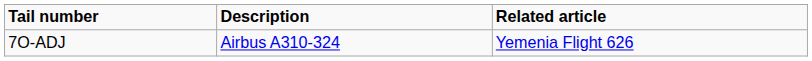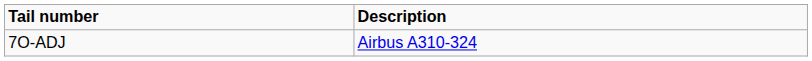- column: (551, 17)
